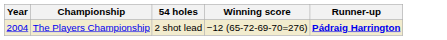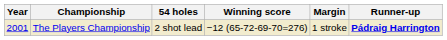+ column: (329, 12)
(17, 27) 2004 -> (17, 27) 2001
